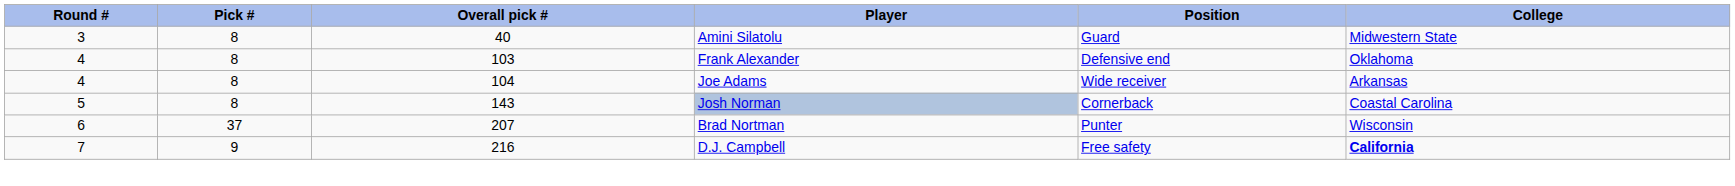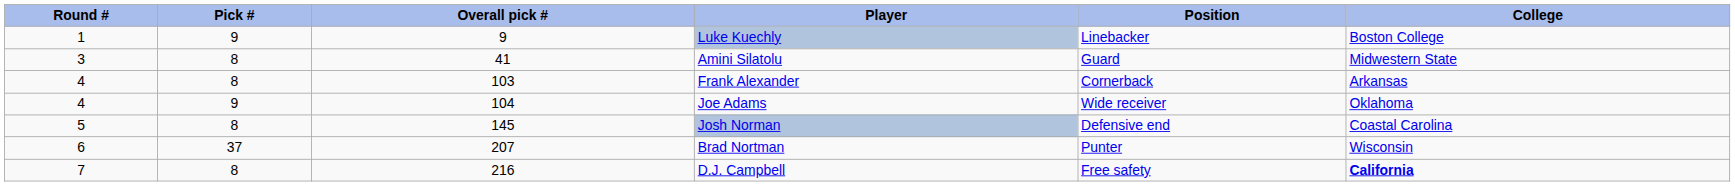+ row: (739, 37)
(503, 37) 40 -> (503, 59) 41
(1126, 59) Defensive end -> (1117, 81) Cornerback
(1381, 59) Oklahoma -> (1378, 81) Arkansas
(234, 81) 8 -> (234, 103) 9
(1378, 81) Arkansas -> (1381, 103) Oklahoma
(503, 103) 143 -> (503, 125) 145
(1117, 103) Cornerback -> (1126, 125) Defensive end
(234, 147) 9 -> (234, 170) 8
